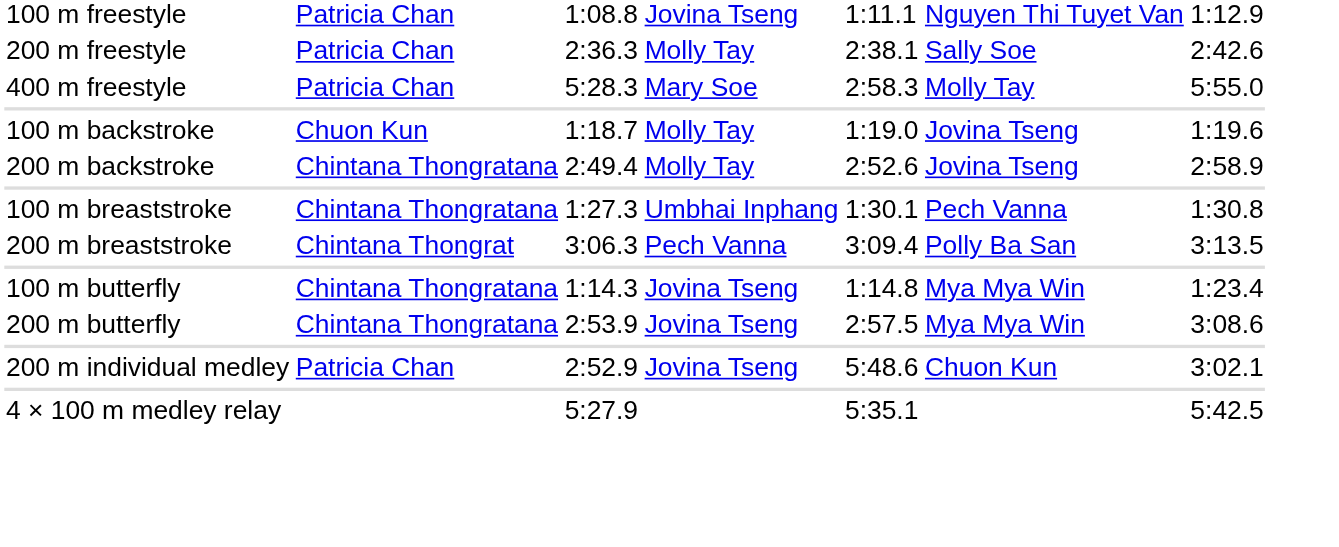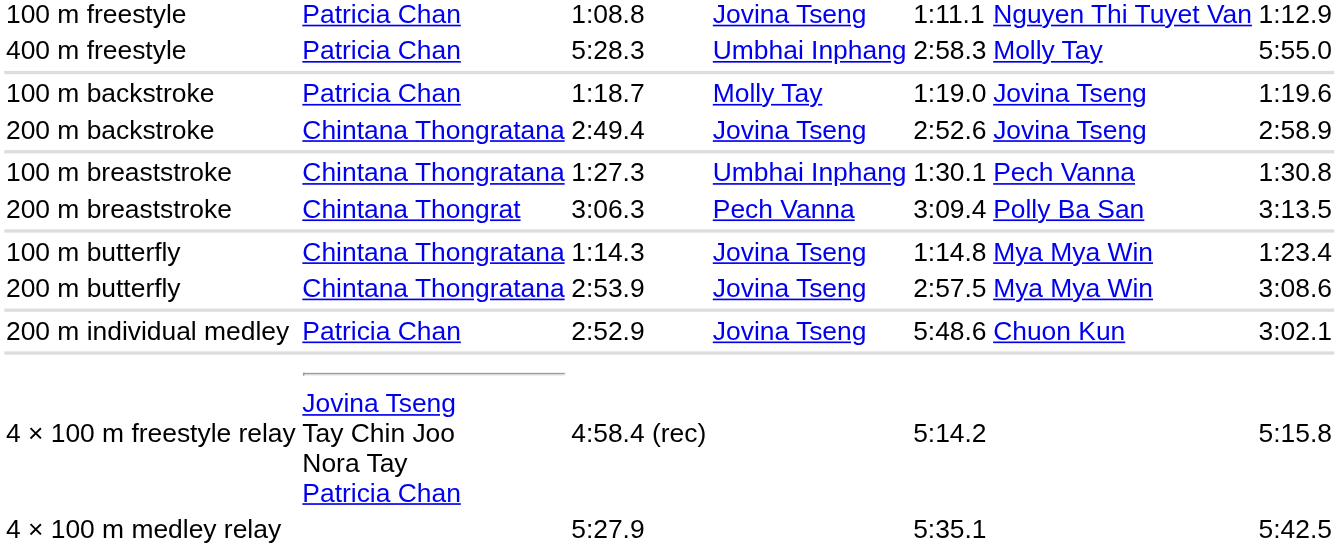- row: (96, 50)
(701, 87) Mary Soe -> (810, 50) Umbhai Inphang
(362, 129) Chuon Kun -> (382, 93) Patricia Chan
(699, 166) Molly Tay -> (790, 129) Jovina Tseng
+ row: (151, 433)
